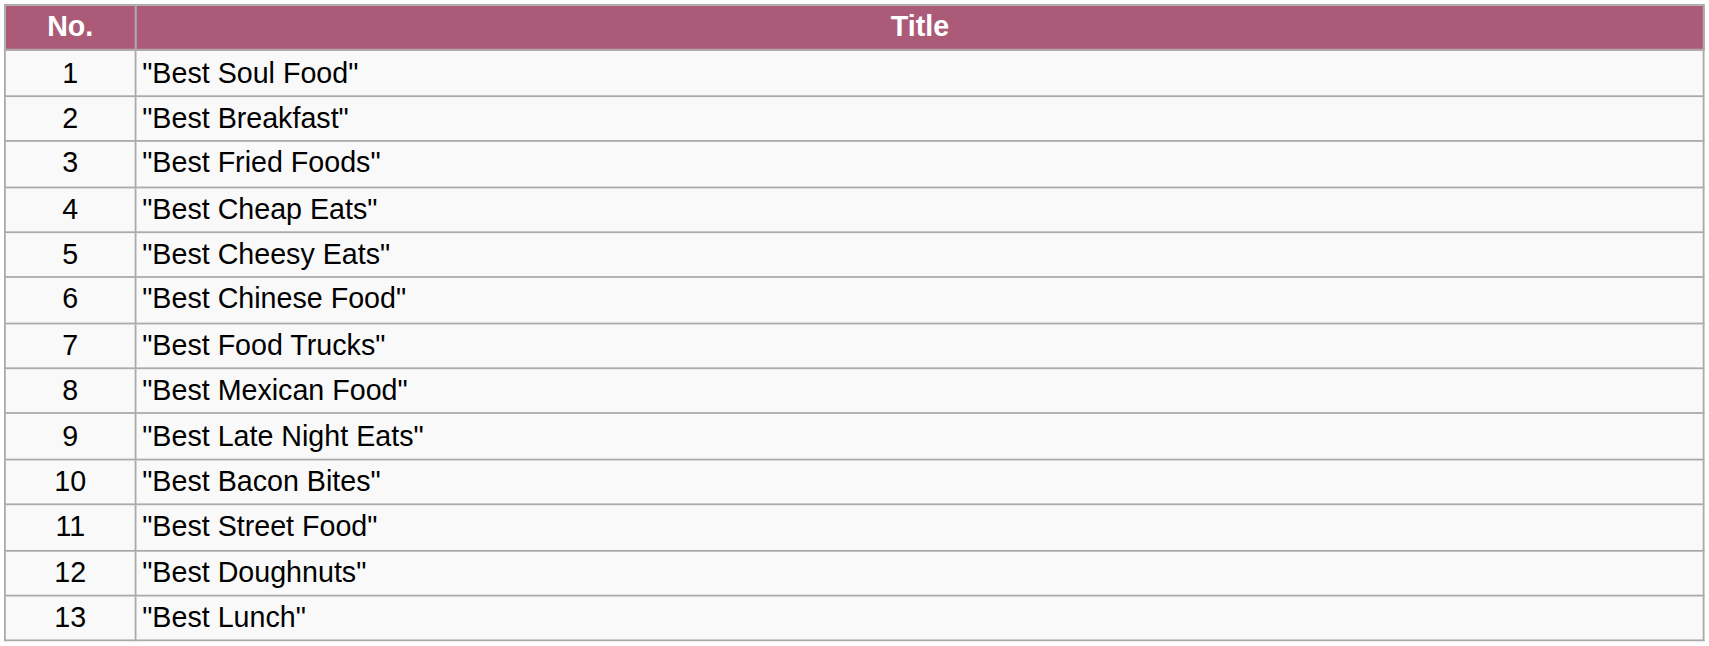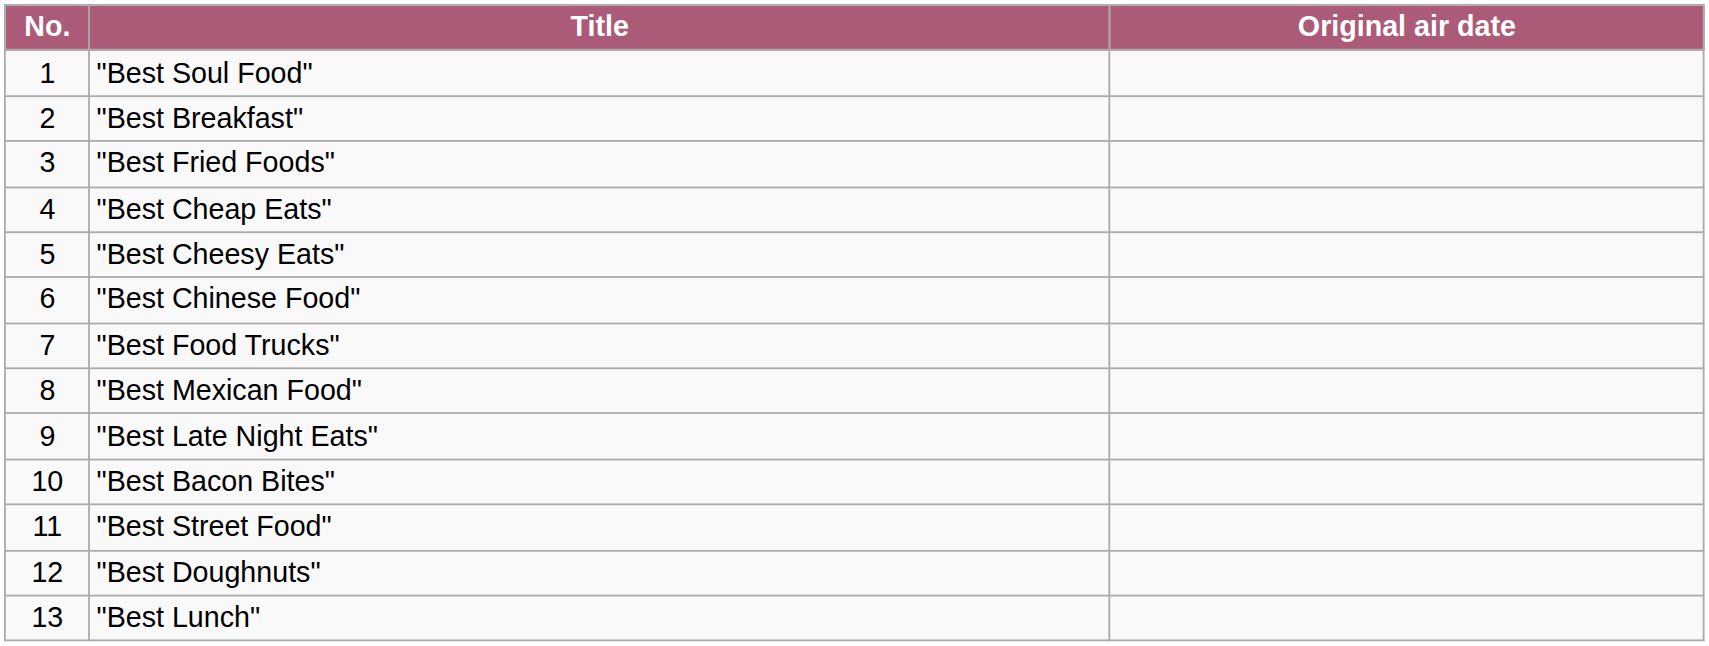+ column: (1407, 27)
